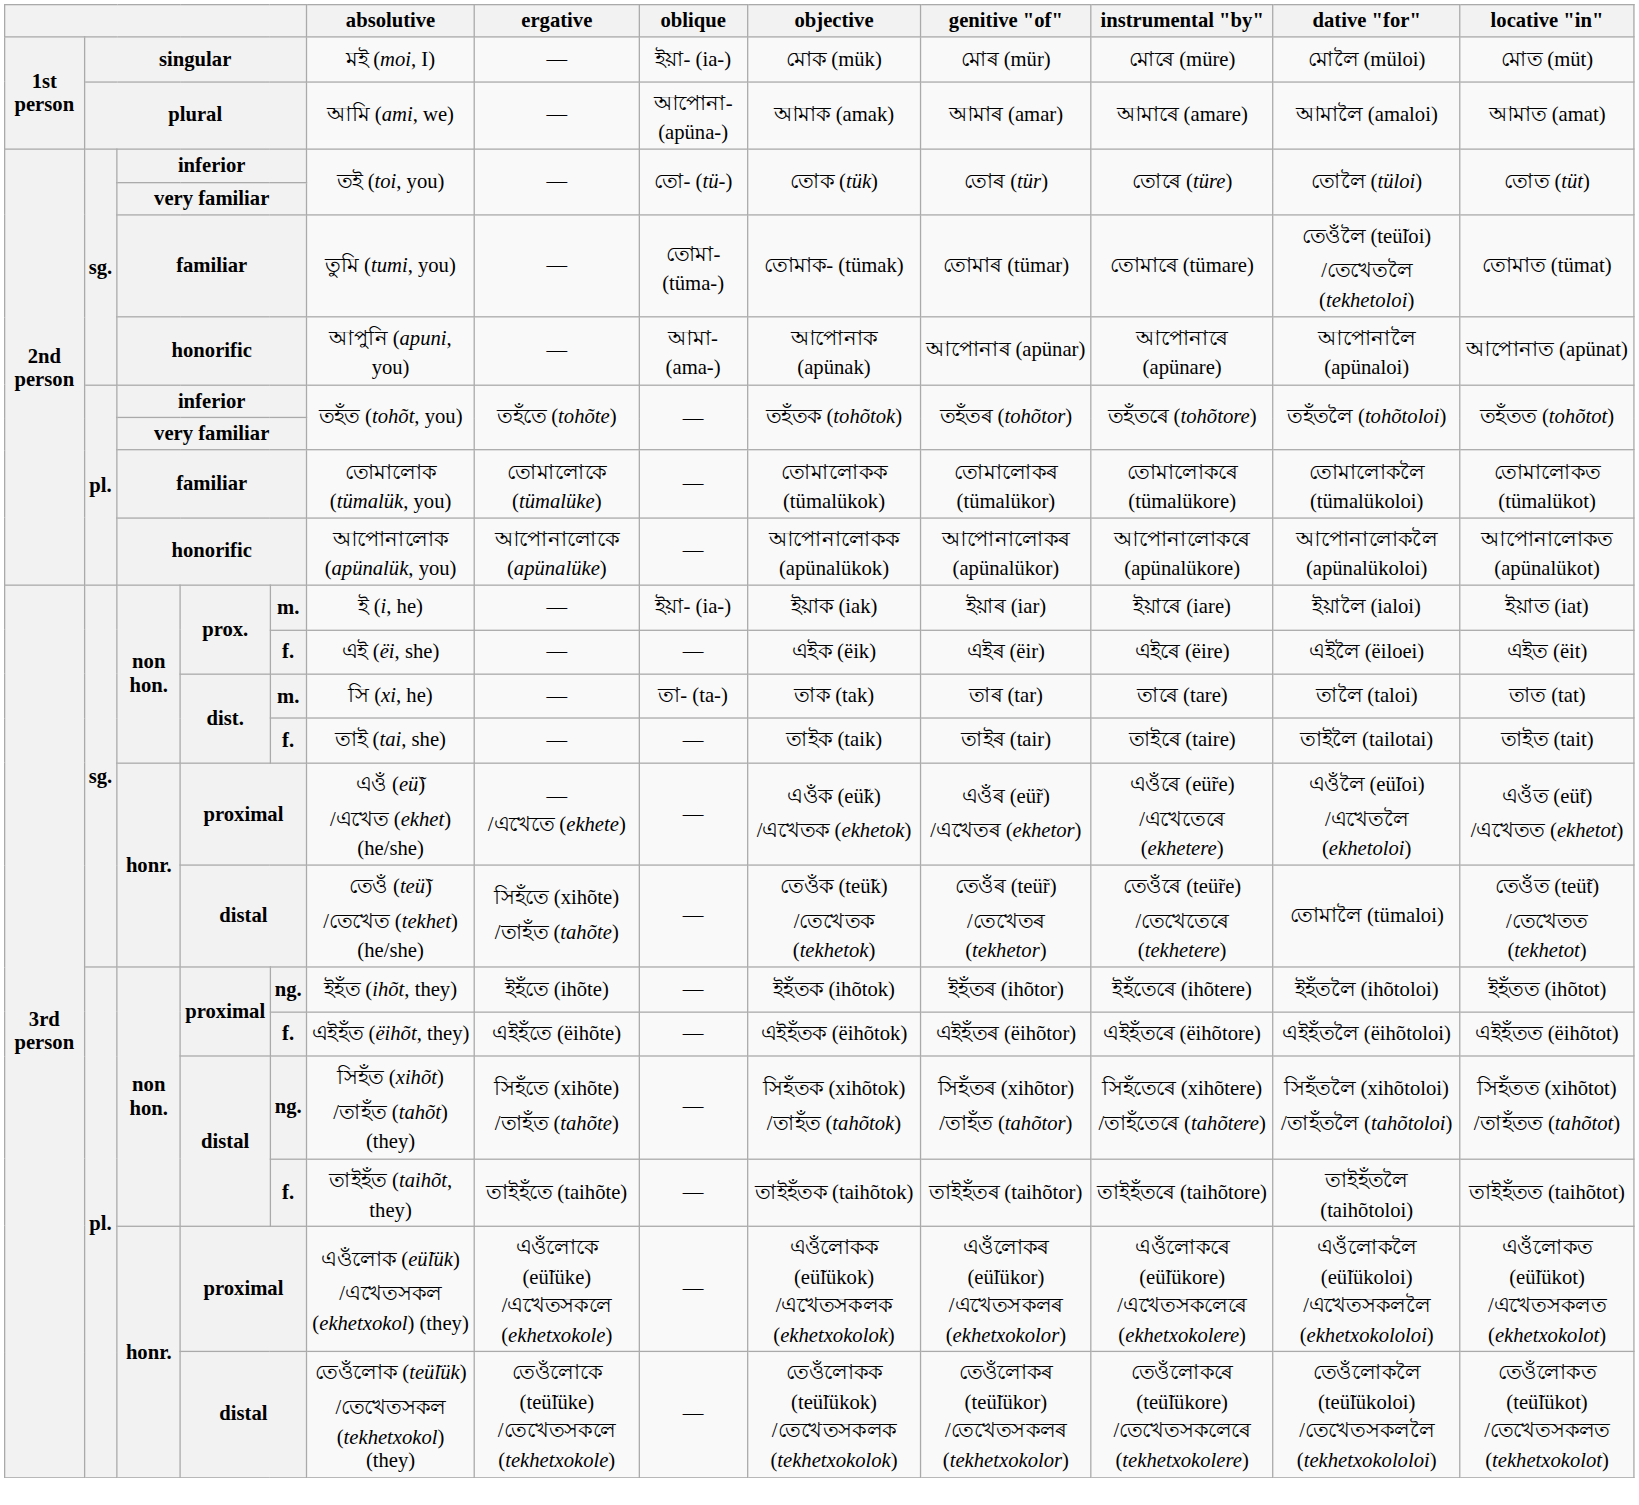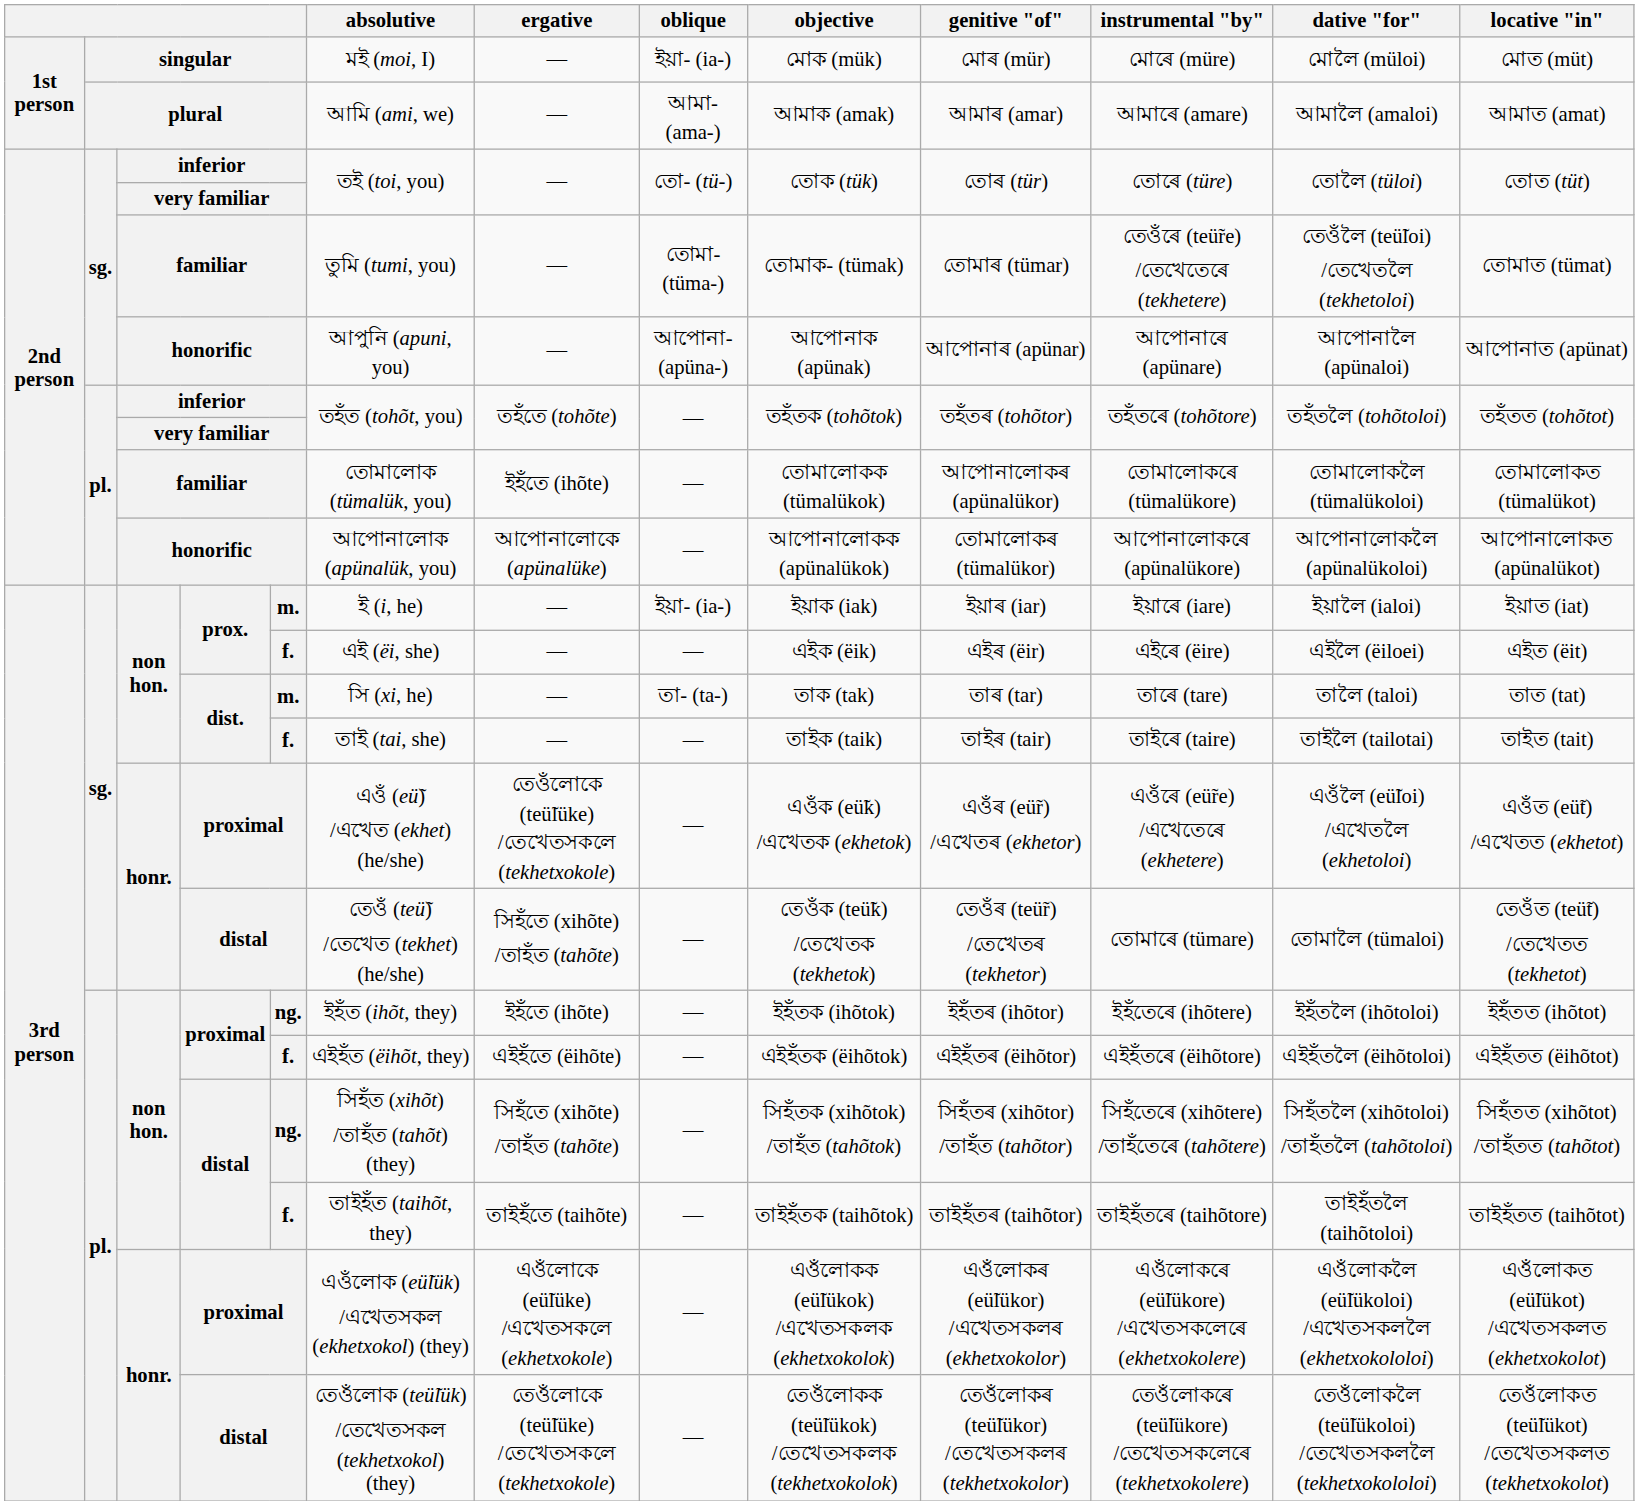(693, 117) আপোনা- (apüna-) -> (693, 117) আমা- (ama-)
(1182, 265) তোমাৰে (tümare) -> (1182, 268) তেওঁৰে (teü̃re) /তেখেতেৰে (tekhetere)
(693, 353) আমা- (ama-) -> (693, 353) আপোনা- (apüna-)
(557, 486) তোমালোকে (tümalüke) -> (557, 483) ইহঁতে (ihõte)
(1006, 486) তোমালোকৰ (tümalükor) -> (1006, 486) আপোনালোকৰ (apünalükor)
(1006, 553) আপোনালোকৰ (apünalükor) -> (1006, 553) তোমালোকৰ (tümalükor)
(557, 810) — /এখেতে (ekhete) -> (557, 827) তেওঁলোকে (teü̃lüke) /তেখেতসকলে (tekhetxokole)
(1182, 918) তেওঁৰে (teü̃re) /তেখেতেৰে (tekhetere) -> (1182, 938) তোমাৰে (tümare)
